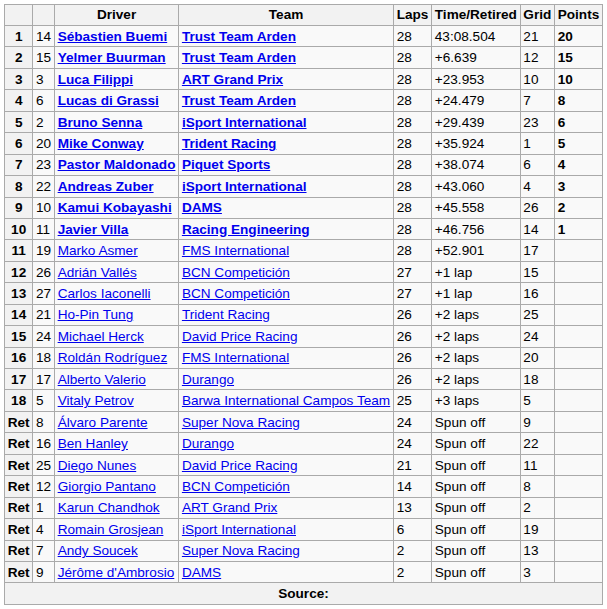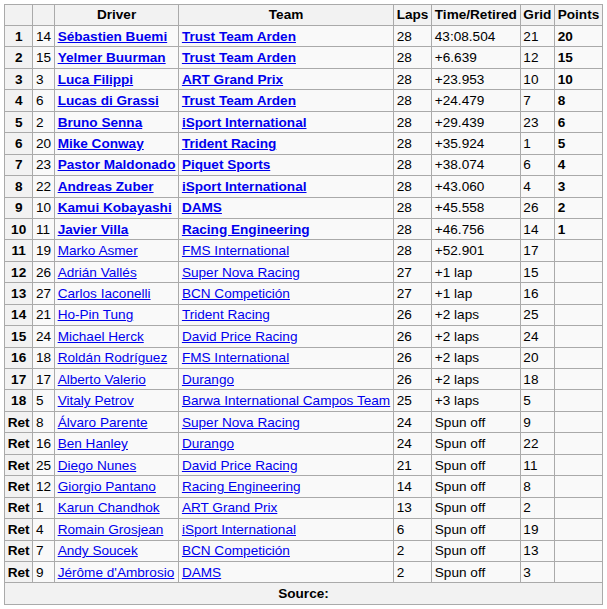(236, 272) BCN Competición -> (241, 272) Super Nova Racing
(236, 486) BCN Competición -> (241, 486) Racing Engineering
(241, 551) Super Nova Racing -> (236, 551) BCN Competición
